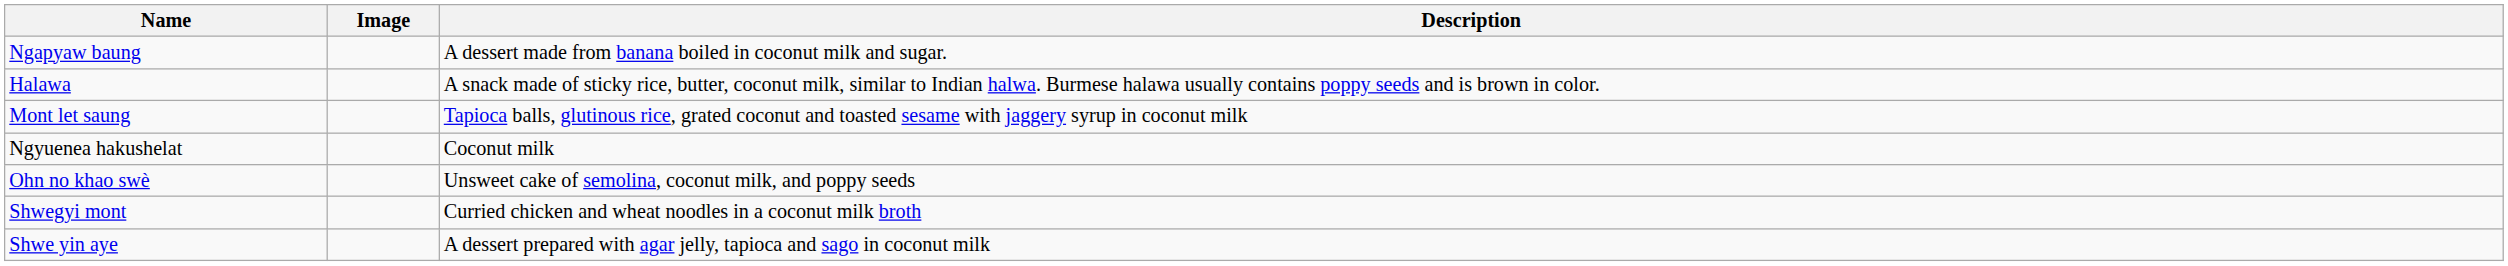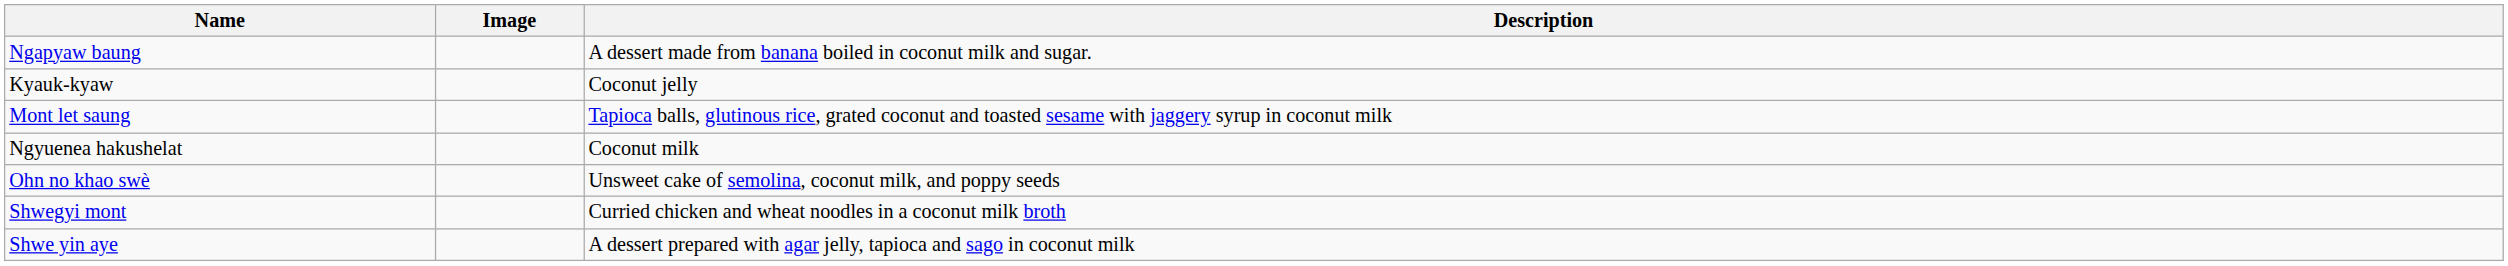- row: (40, 84)
+ row: (61, 84)
